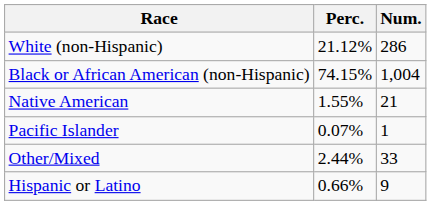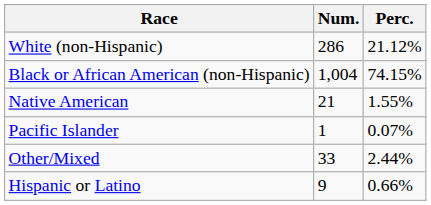columns swapped: (401, 18) <-> (345, 18)
